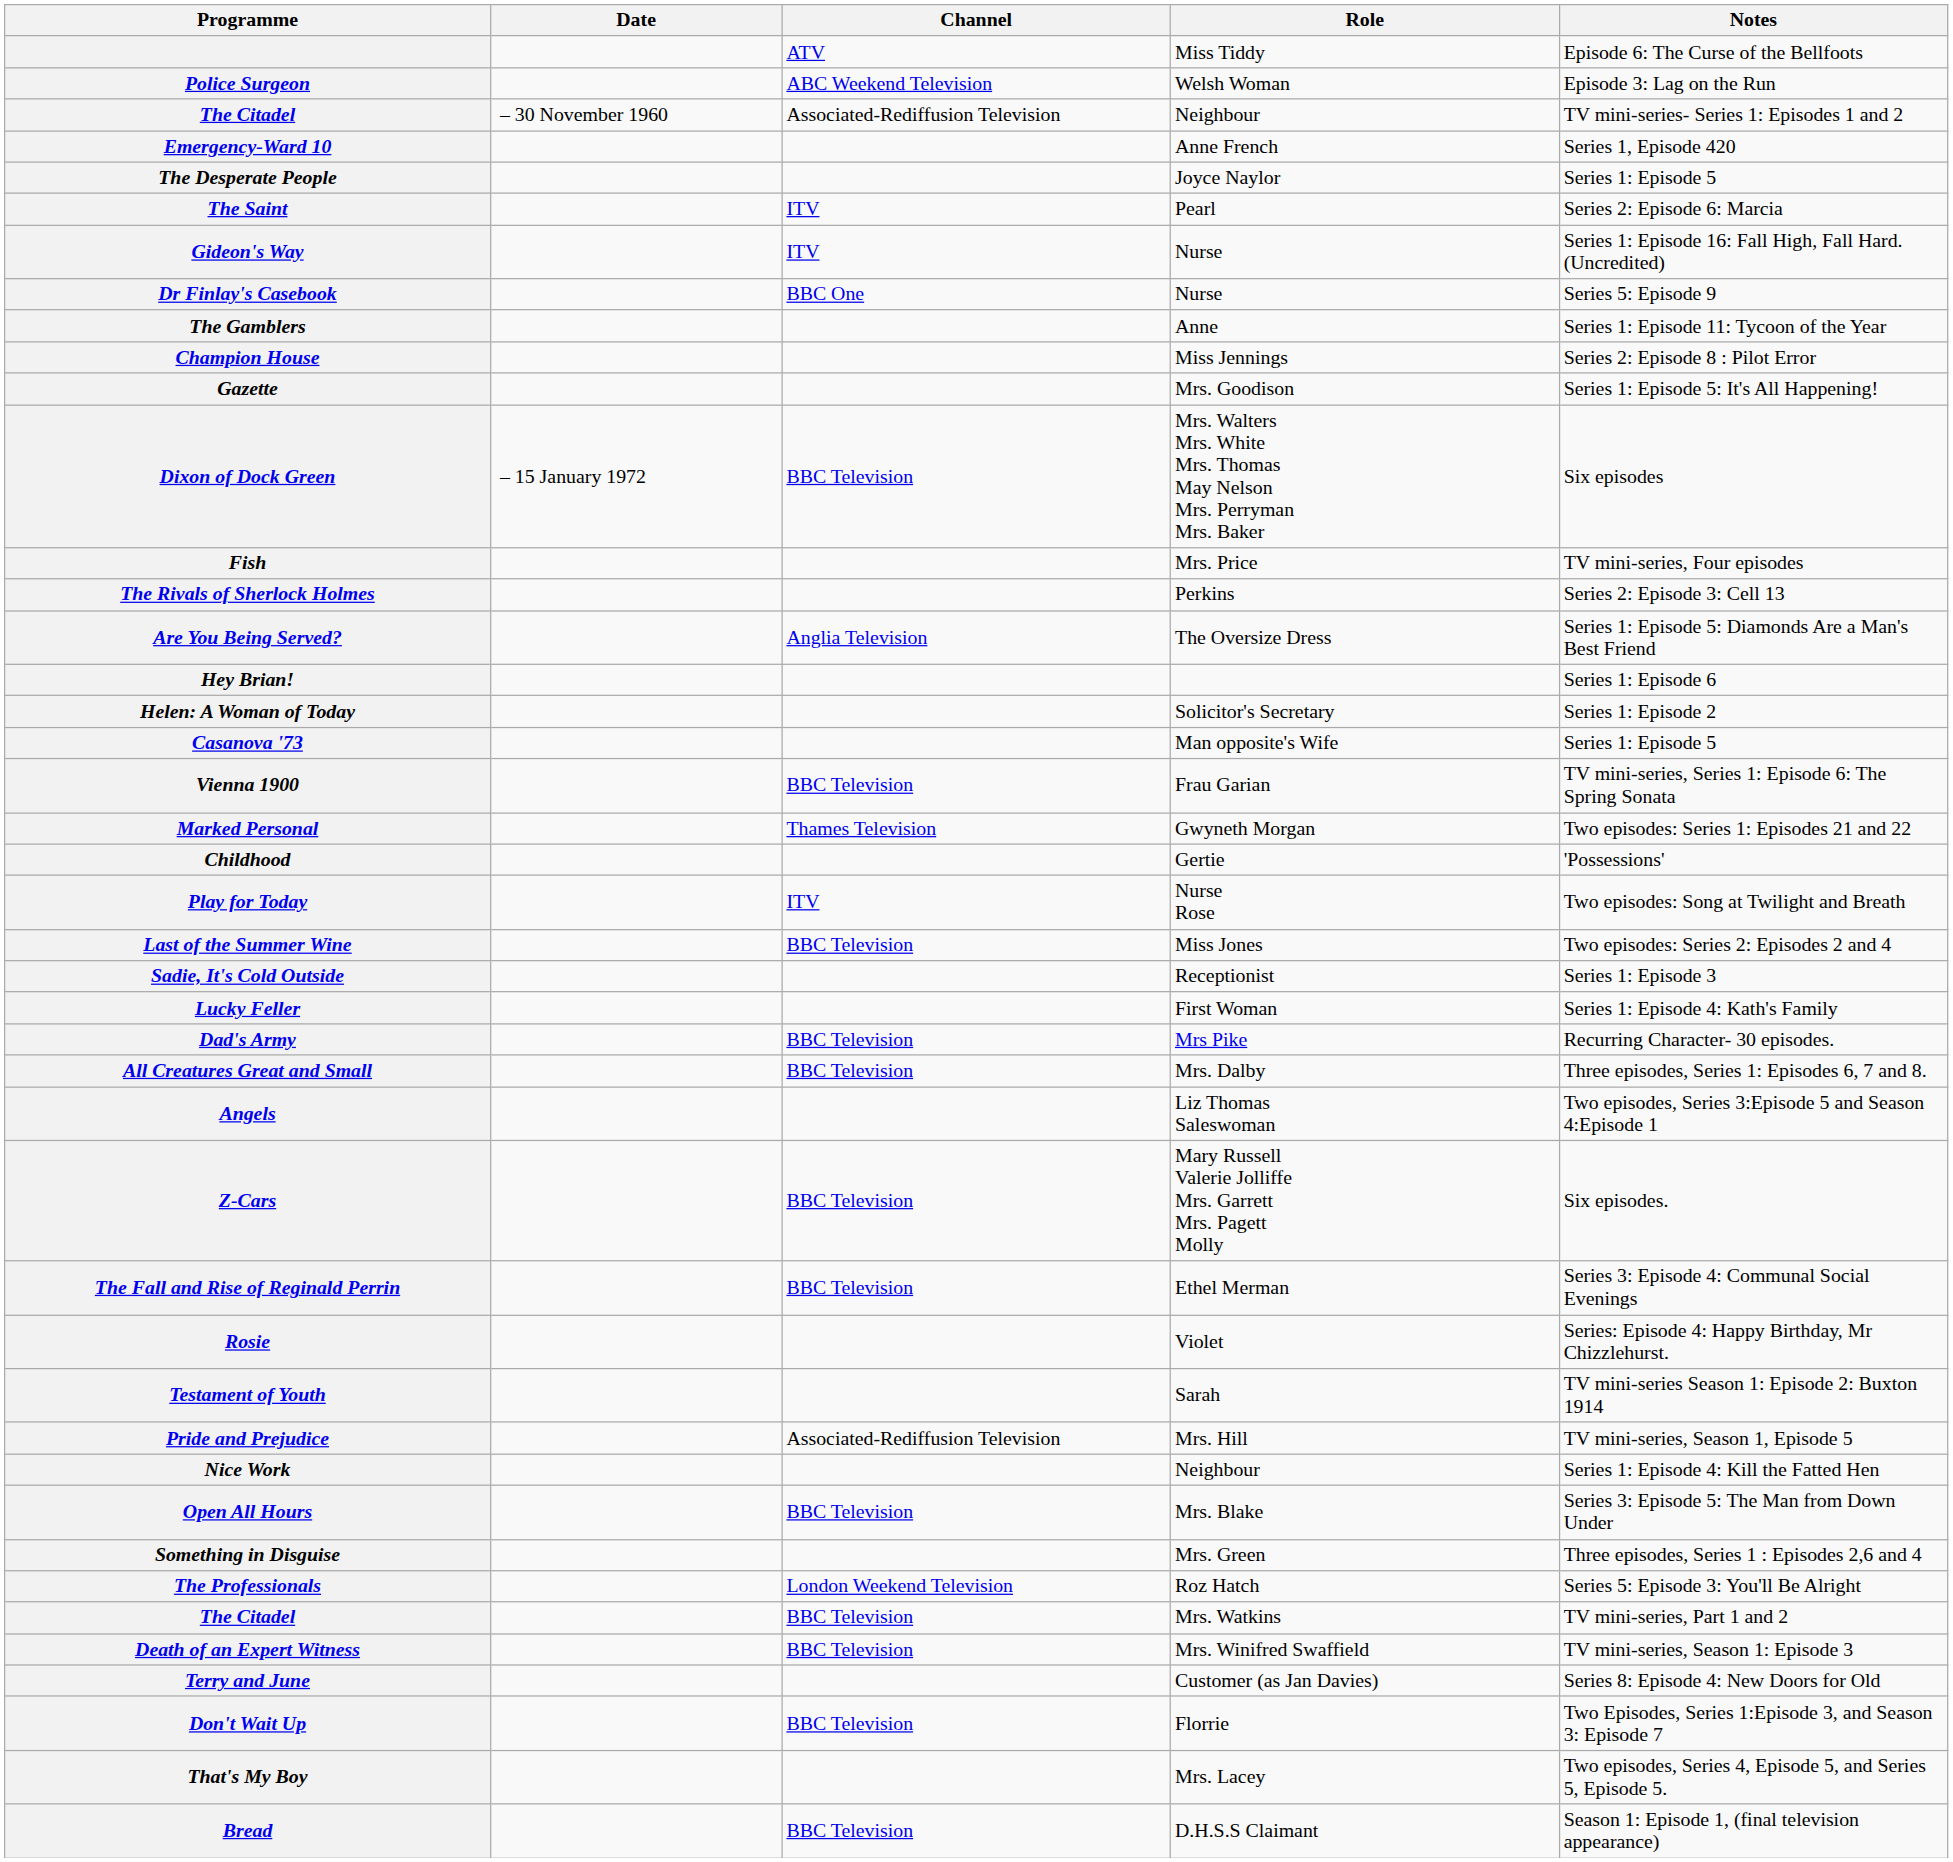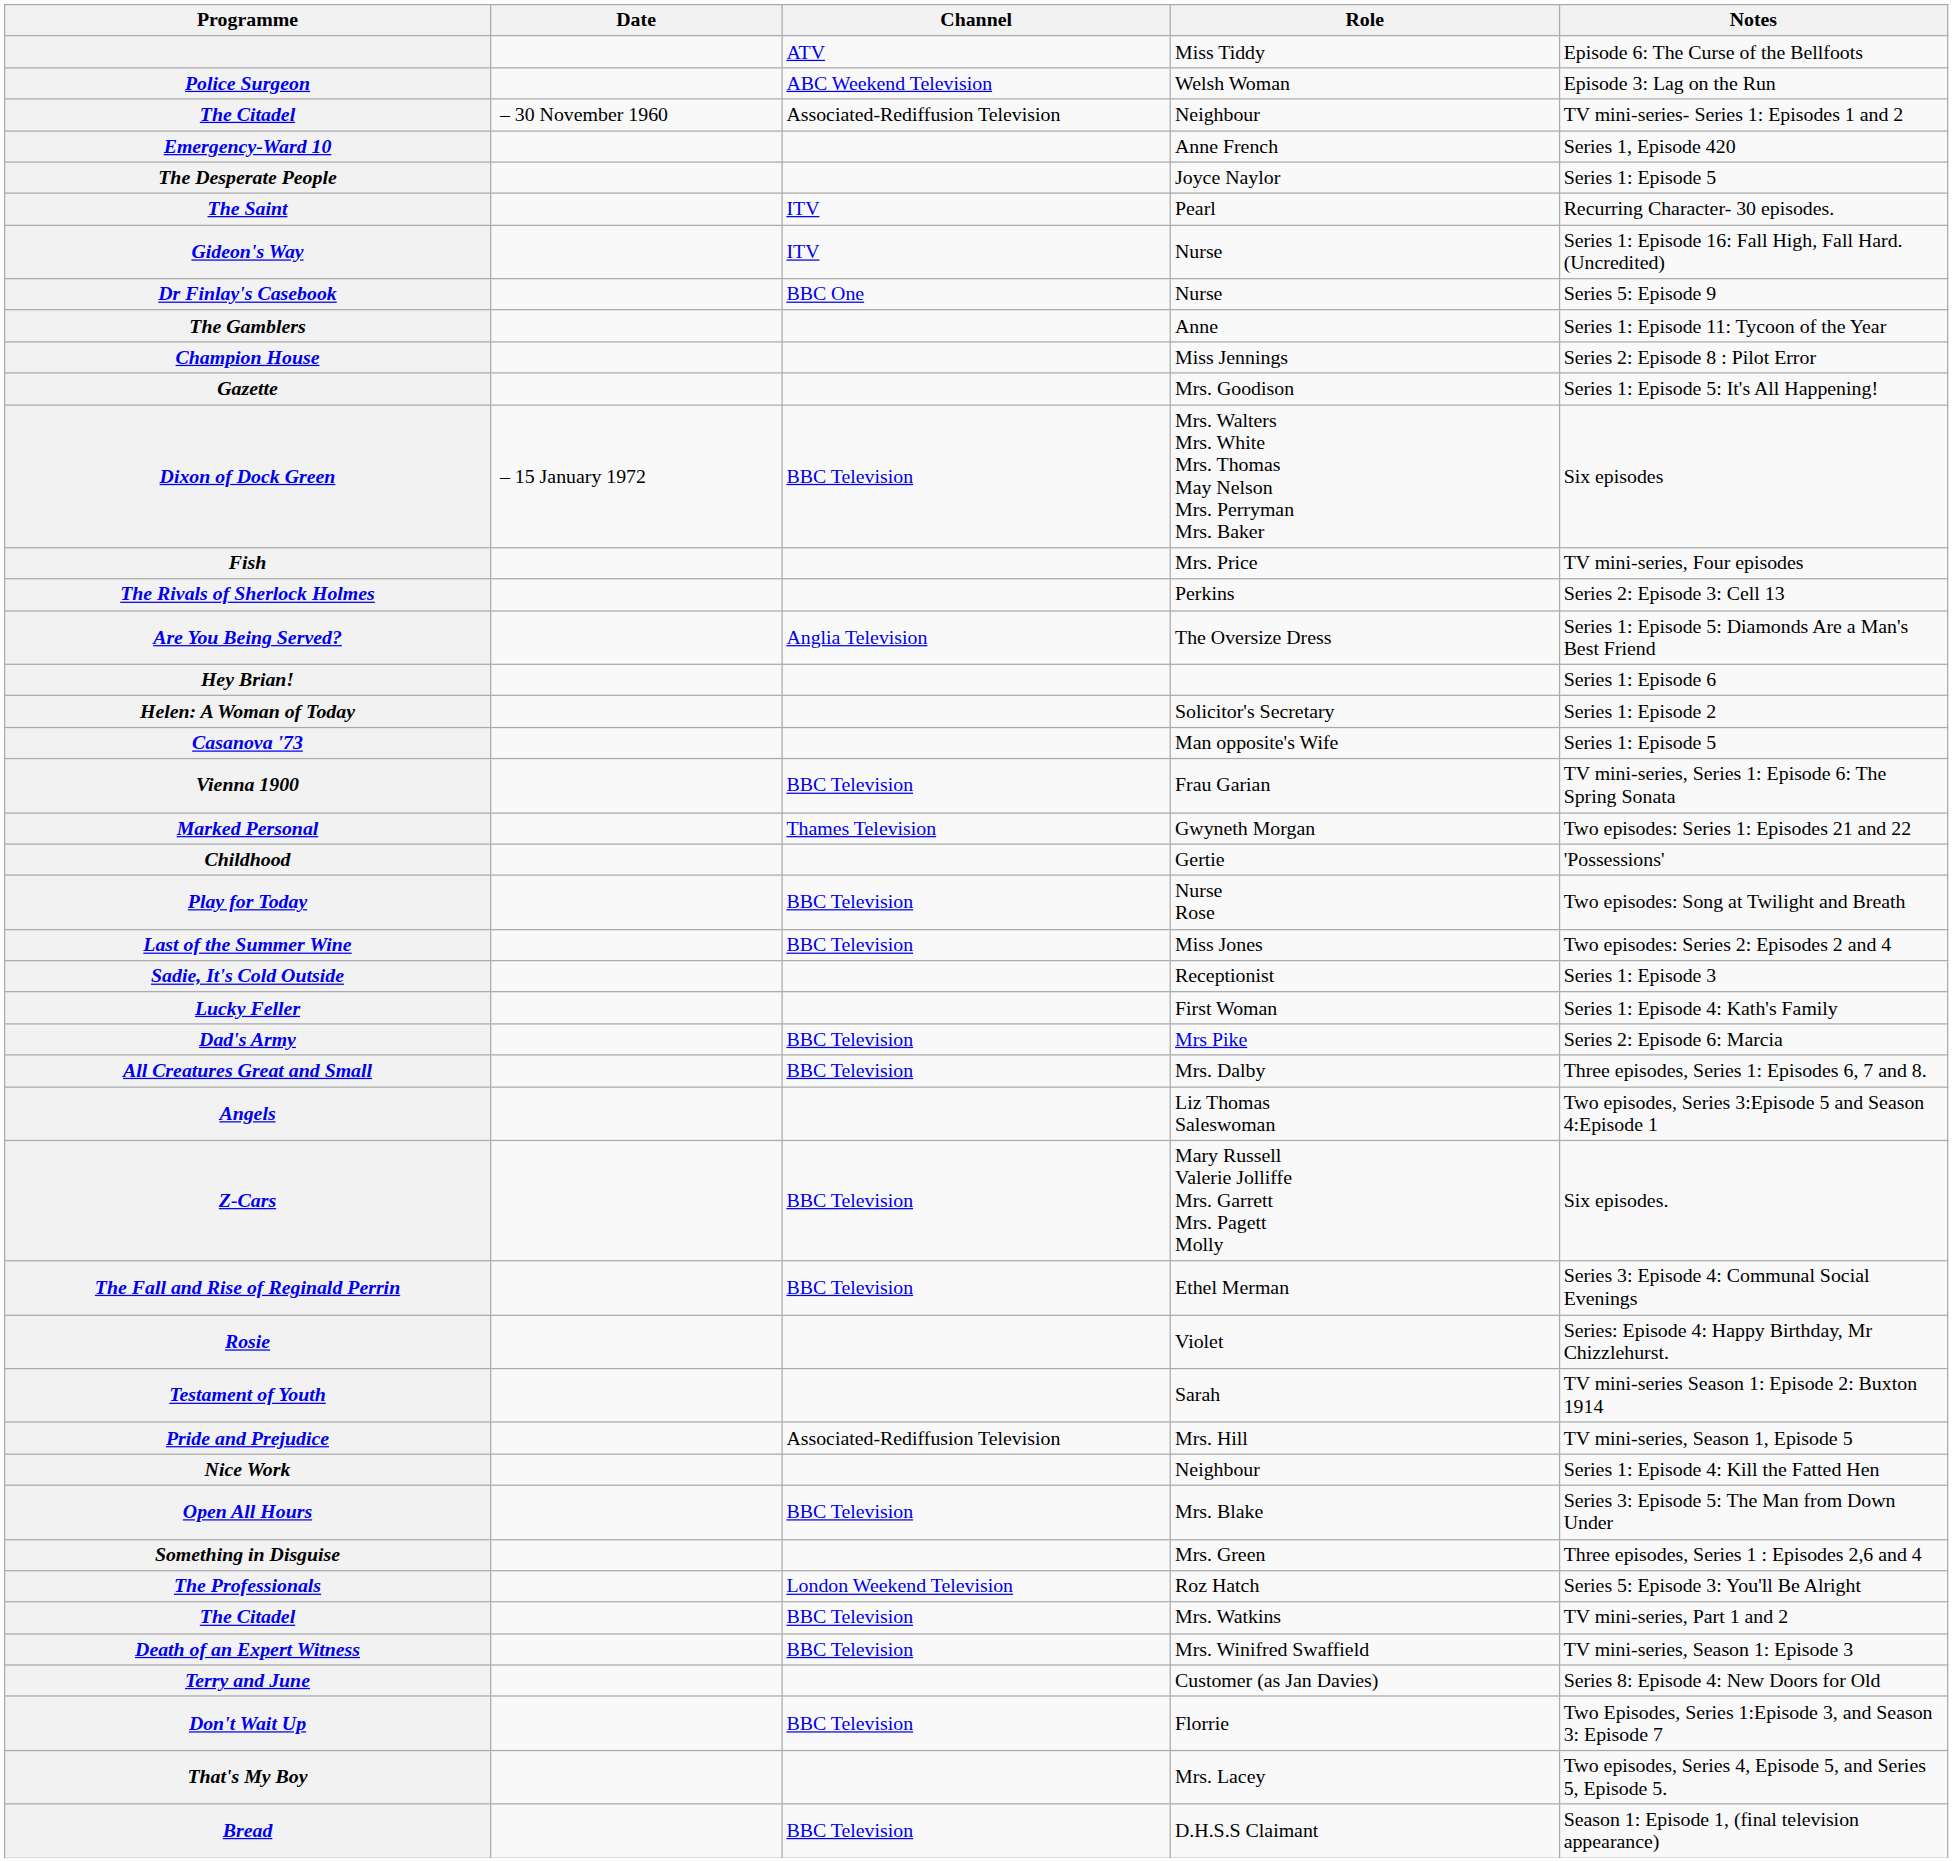(1673, 209) Series 2: Episode 6: Marcia -> (1699, 209) Recurring Character- 30 episodes.
(803, 902) ITV -> (850, 902) BBC Television
(1699, 1039) Recurring Character- 30 episodes. -> (1673, 1039) Series 2: Episode 6: Marcia
